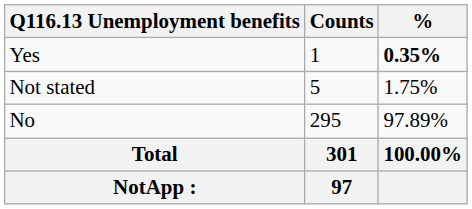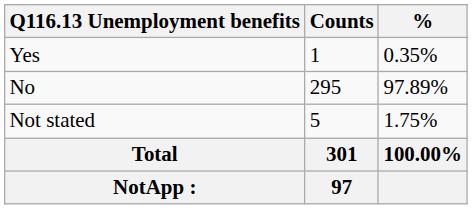(412, 54) bold -> (410, 54) normal
rows swapped: (22, 120) <-> (52, 87)
